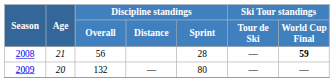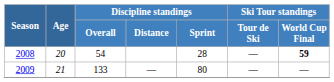(60, 54) 21 -> (60, 54) 20
(101, 54) 56 -> (101, 54) 54
(60, 70) 20 -> (60, 70) 21
(101, 70) 132 -> (101, 70) 133
